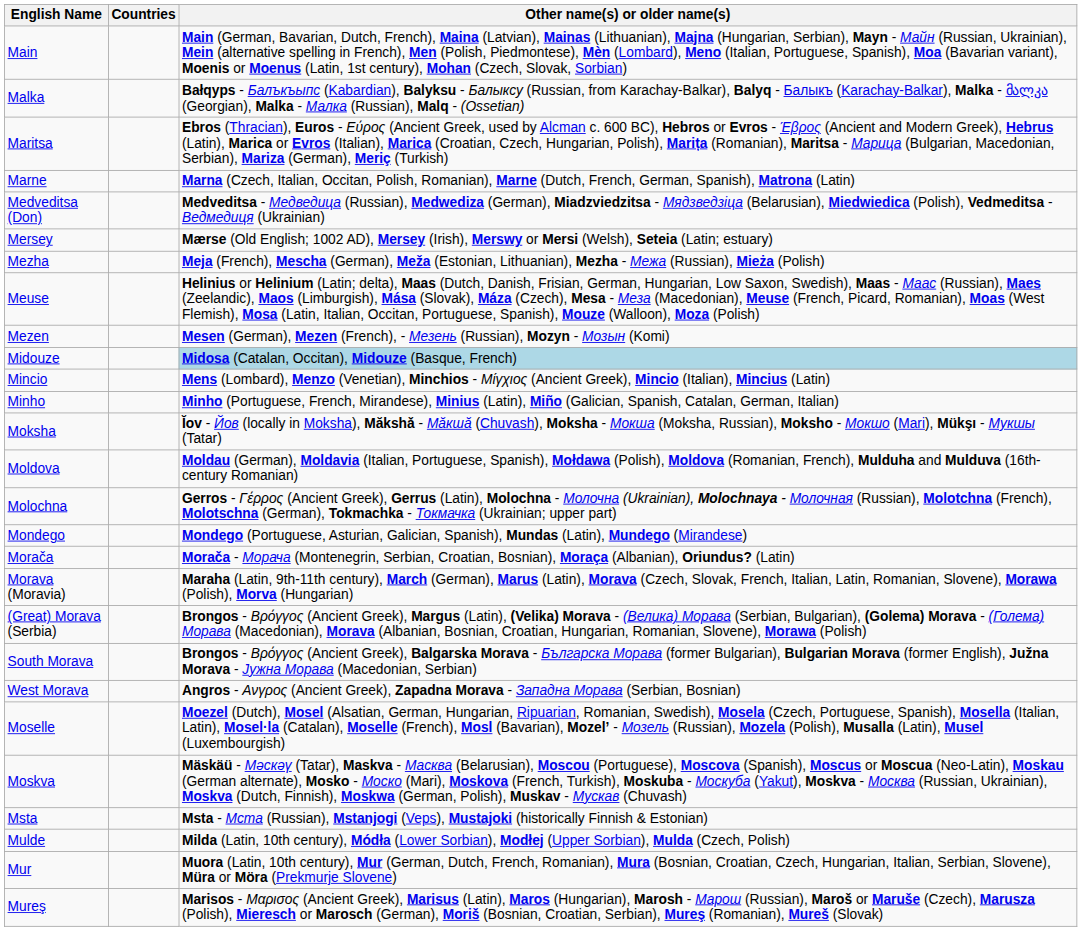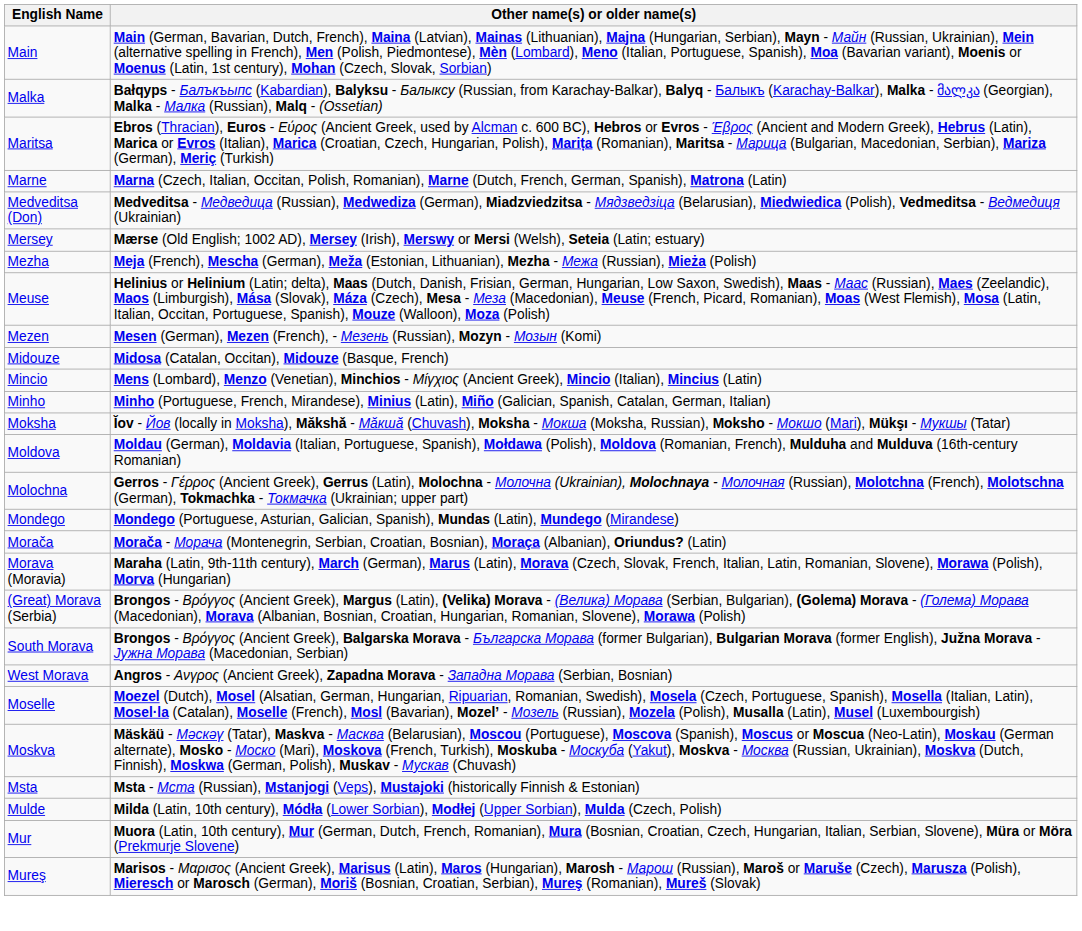- column: (144, 15)
(349, 358) lightblue background -> (281, 358) no background
